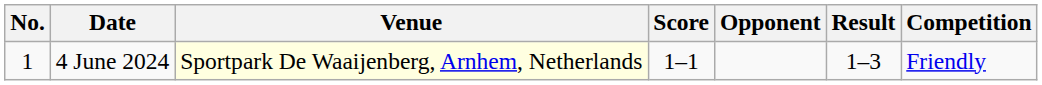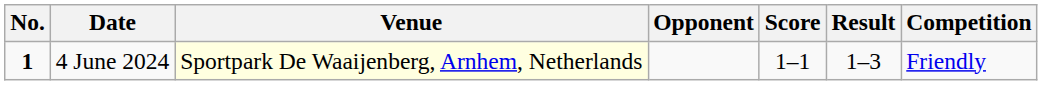columns swapped: (770, 23) <-> (681, 23)
(27, 60) normal -> (27, 60) bold
